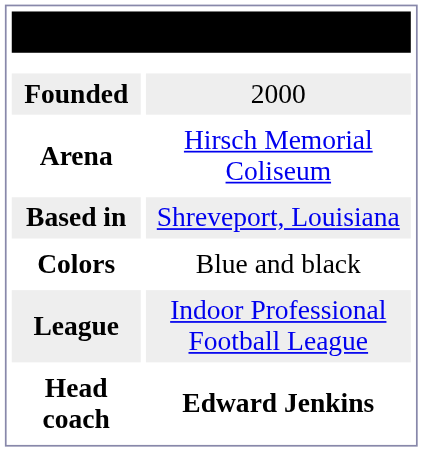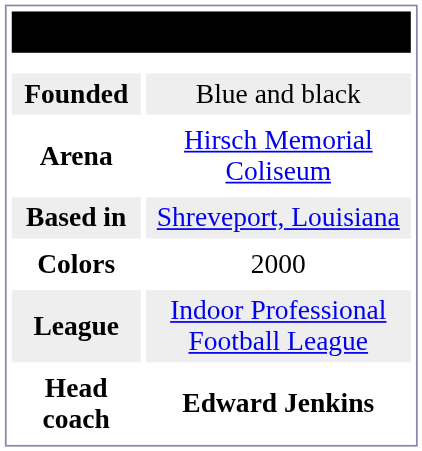(278, 93) 2000 -> (278, 93) Blue and black
(278, 263) Blue and black -> (278, 263) 2000
